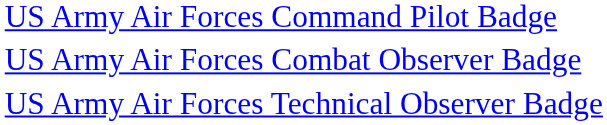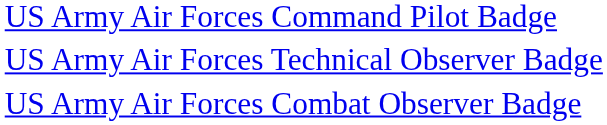rows swapped: (293, 60) <-> (304, 103)
